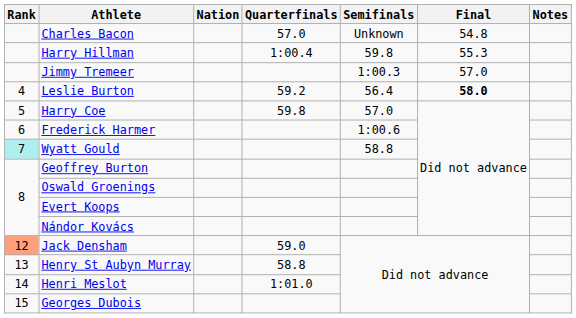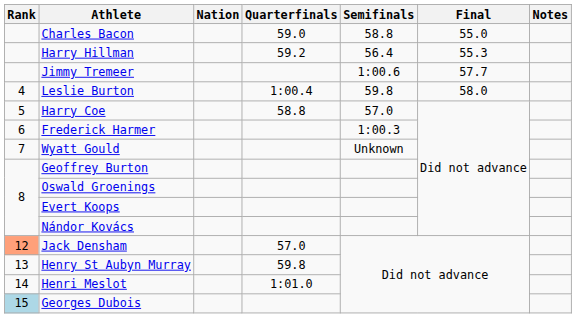(291, 33) 57.0 -> (291, 33) 59.0
(379, 33) Unknown -> (379, 33) 58.8
(473, 33) 54.8 -> (473, 33) 55.0
(291, 53) 1:00.4 -> (291, 53) 59.2
(379, 53) 59.8 -> (379, 53) 56.4
(379, 72) 1:00.3 -> (379, 72) 1:00.6
(473, 72) 57.0 -> (473, 72) 57.7
(291, 91) 59.2 -> (291, 91) 1:00.4
(379, 91) 56.4 -> (379, 91) 59.8
(473, 91) bold -> (473, 91) normal
(291, 110) 59.8 -> (291, 110) 58.8
(379, 130) 1:00.6 -> (379, 130) 1:00.3
(22, 149) paleturquoise background -> (22, 149) no background
(379, 149) 58.8 -> (379, 149) Unknown
(291, 245) 59.0 -> (291, 245) 57.0
(291, 265) 58.8 -> (291, 265) 59.8
(22, 303) no background -> (22, 303) lightblue background
